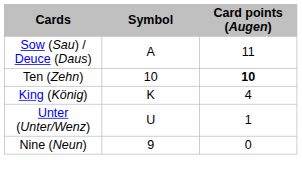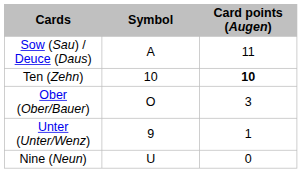- row: (53, 95)
+ row: (53, 102)
(151, 120) U -> (151, 134) 9
(151, 145) 9 -> (151, 159) U
